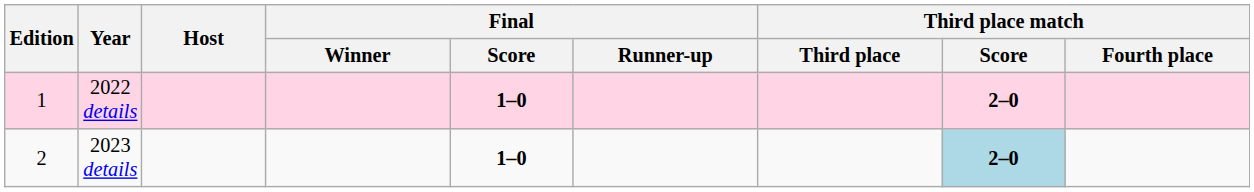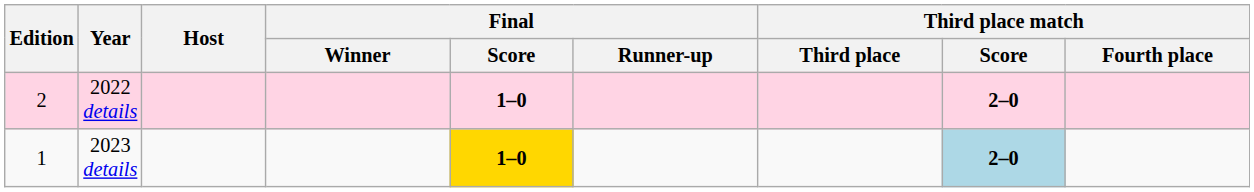(42, 100) 1 -> (42, 100) 2
(42, 158) 2 -> (42, 158) 1
(511, 158) no background -> (511, 158) gold background
